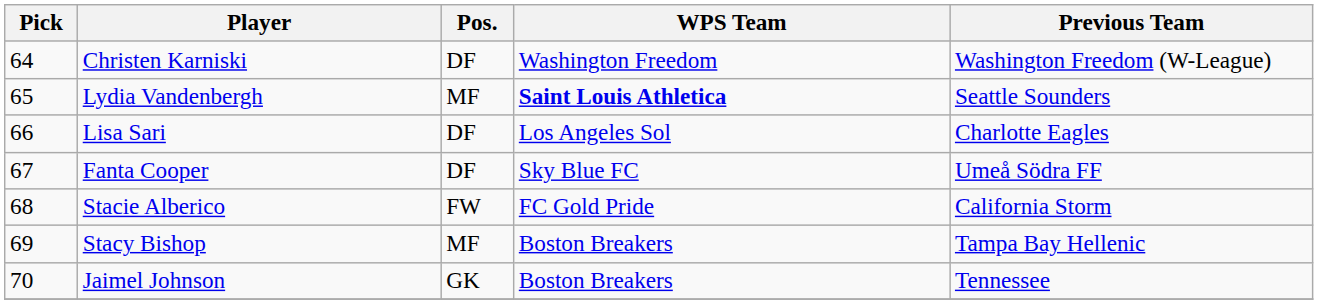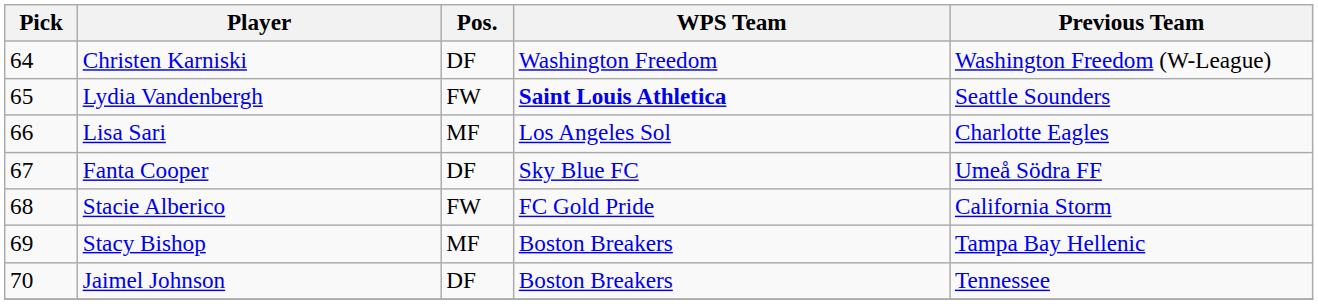(463, 96) MF -> (464, 96) FW
(461, 133) DF -> (463, 133) MF
(463, 280) GK -> (461, 280) DF
